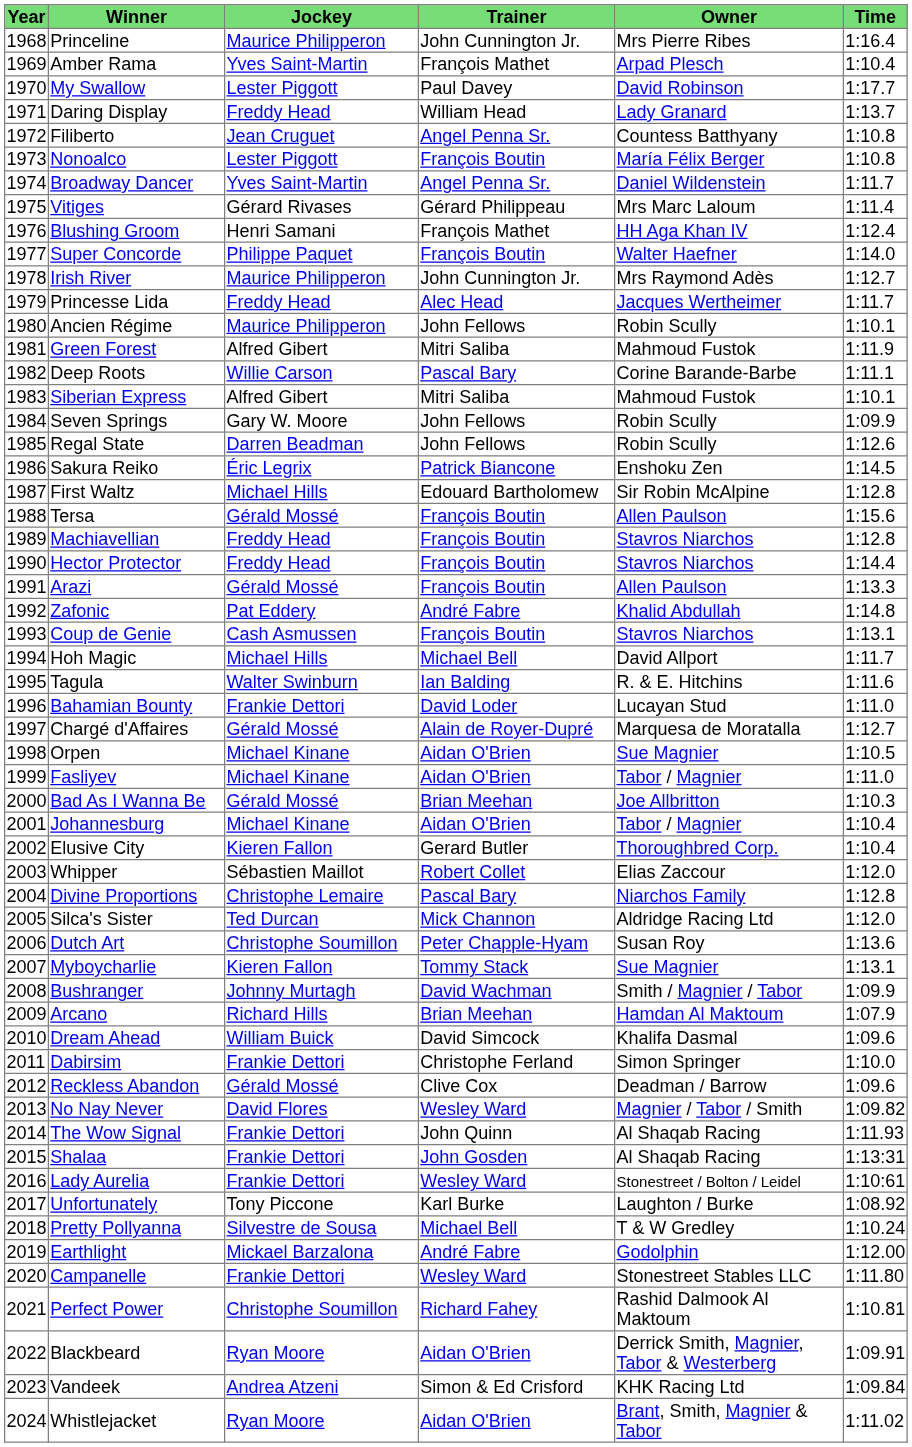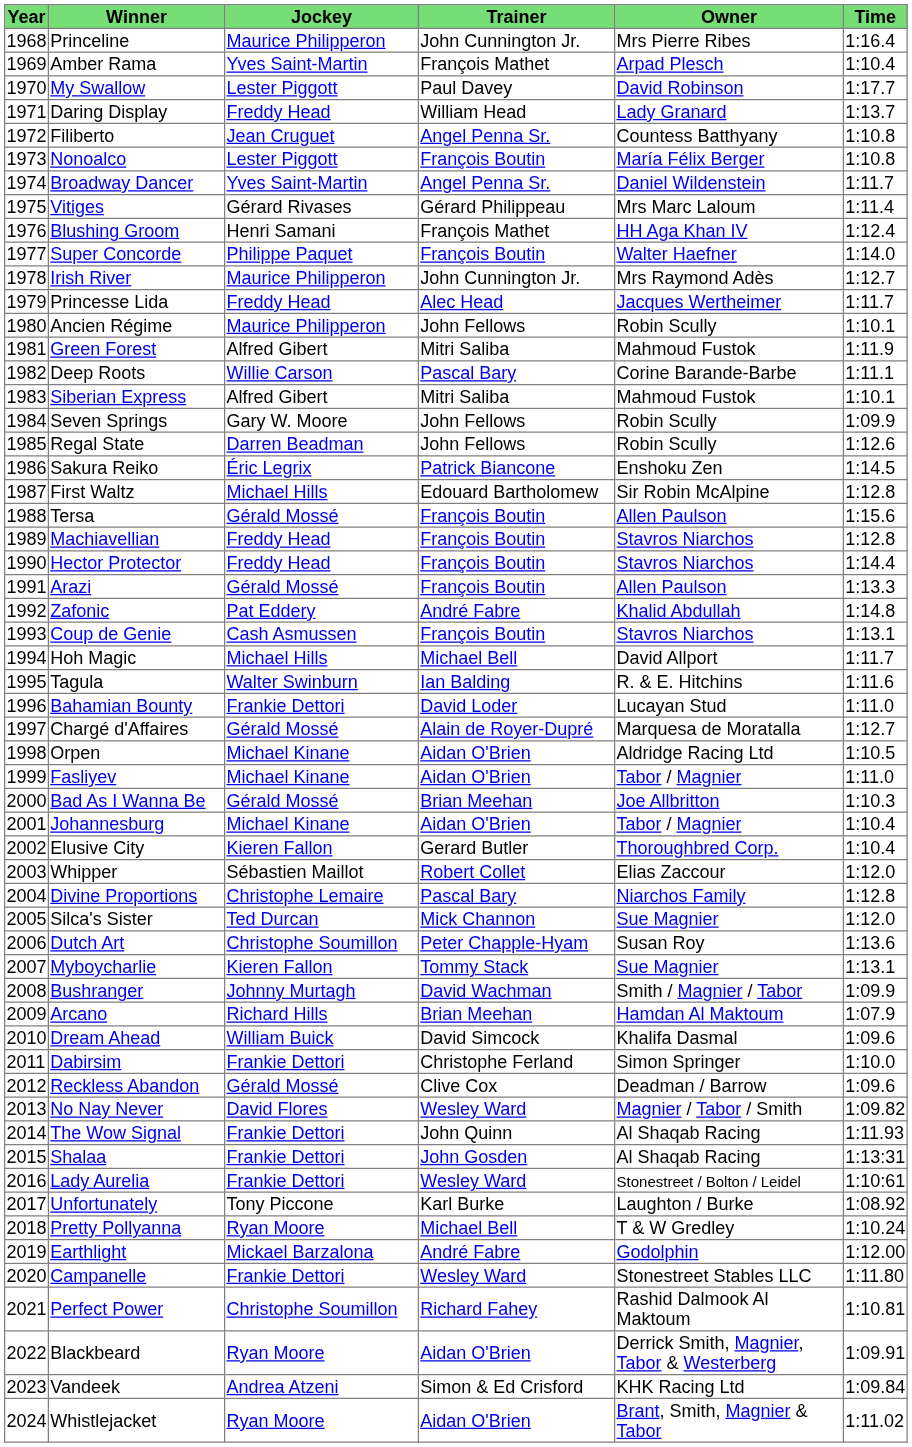(668, 753) Sue Magnier -> (695, 753) Aldridge Racing Ltd
(695, 919) Aldridge Racing Ltd -> (668, 919) Sue Magnier
(302, 1228) Silvestre de Sousa -> (276, 1228) Ryan Moore
